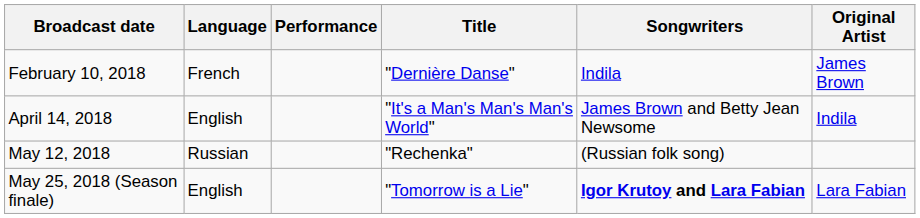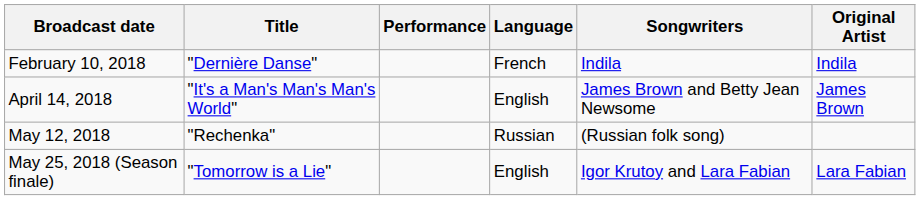columns swapped: (479, 27) <-> (227, 27)
(841, 72) James Brown -> (836, 63) Indila
(836, 118) Indila -> (841, 99) James Brown
(693, 190) bold -> (686, 171) normal
